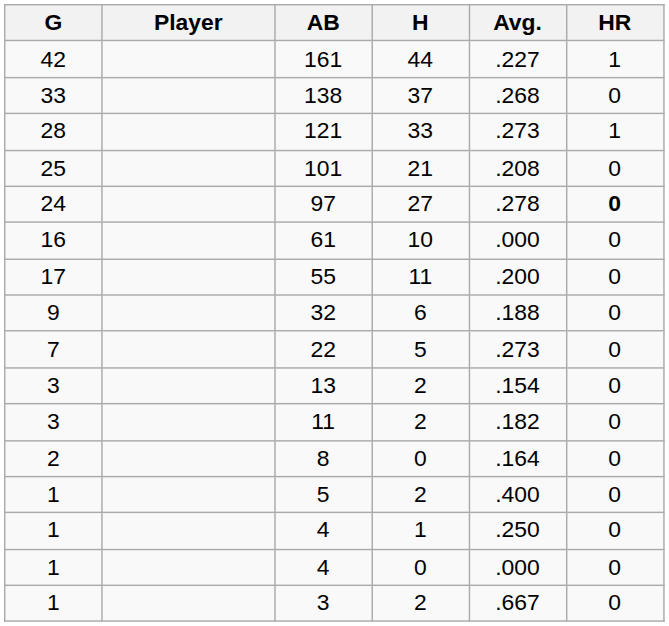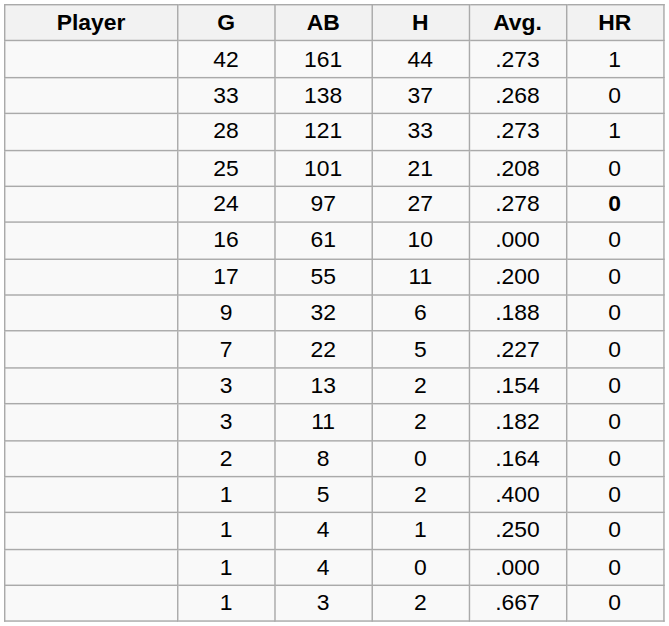columns swapped: (188, 22) <-> (53, 22)
(518, 58) .227 -> (518, 58) .273
(518, 349) .273 -> (518, 349) .227
